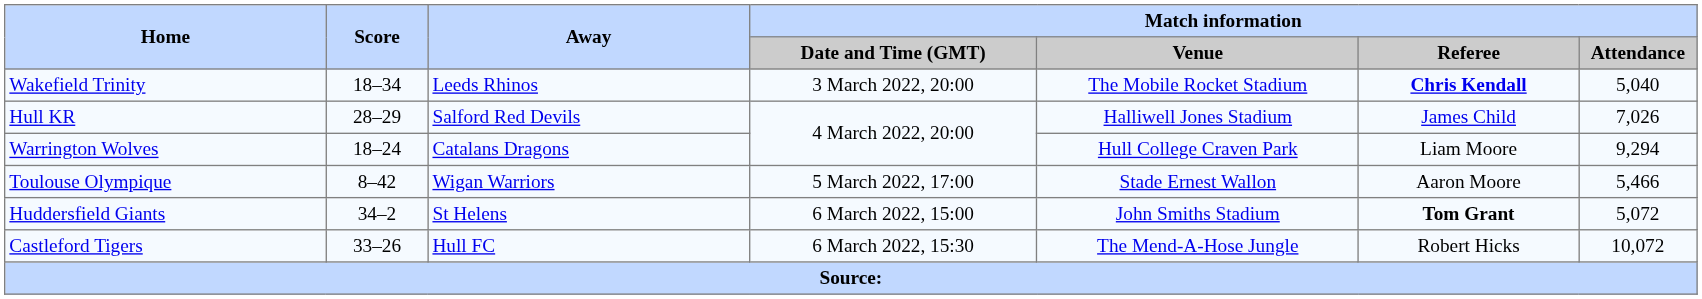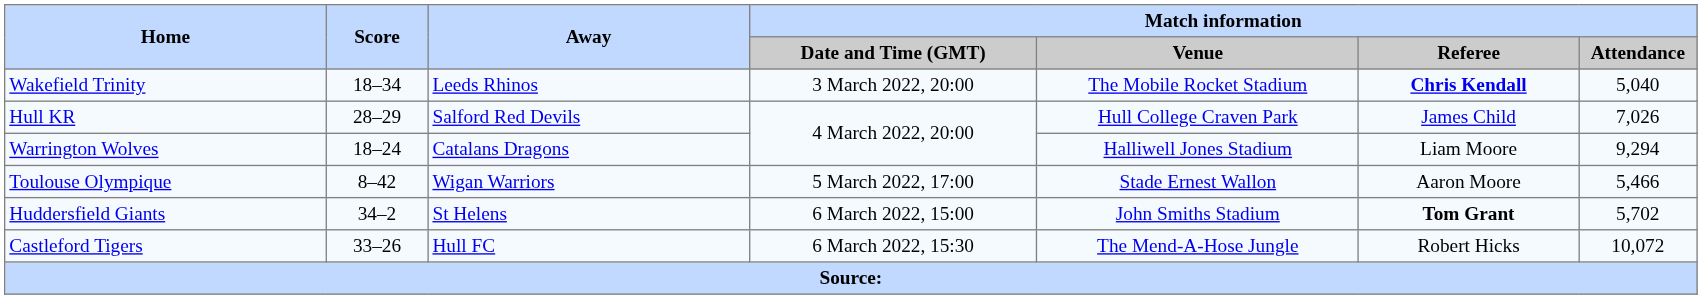(1198, 117) Halliwell Jones Stadium -> (1198, 117) Hull College Craven Park
(1198, 149) Hull College Craven Park -> (1198, 149) Halliwell Jones Stadium
(1638, 213) 5,072 -> (1638, 213) 5,702
